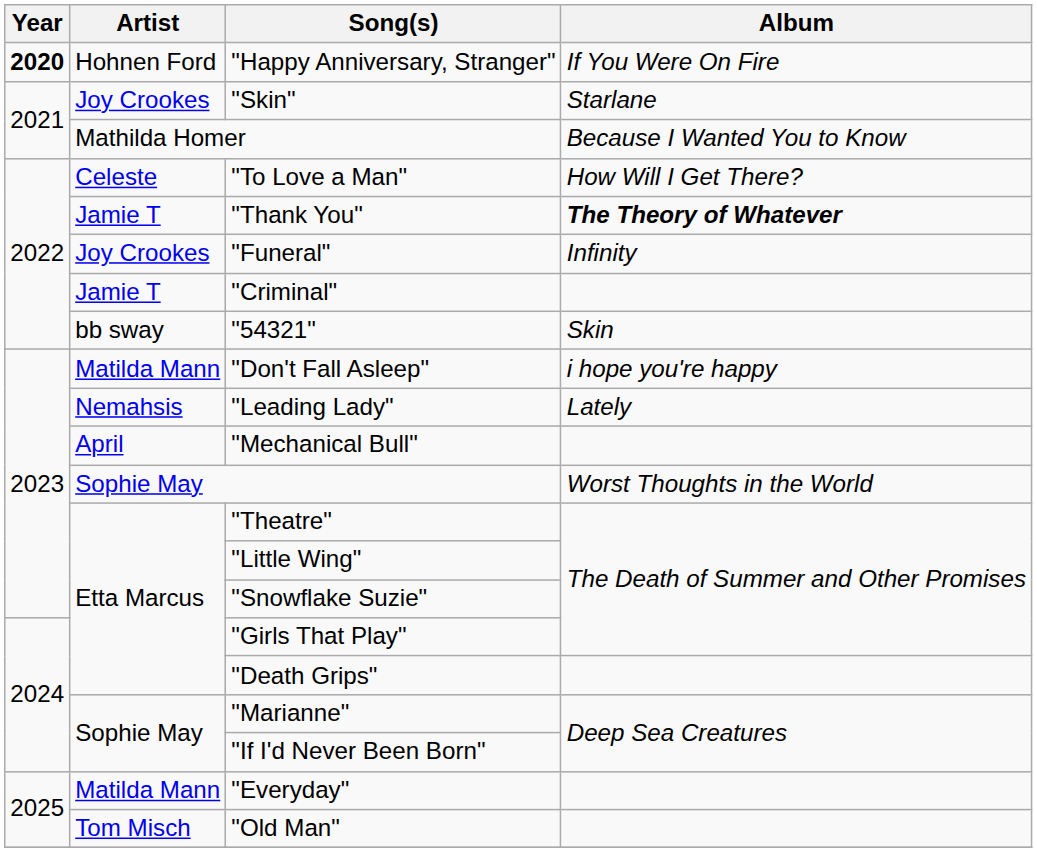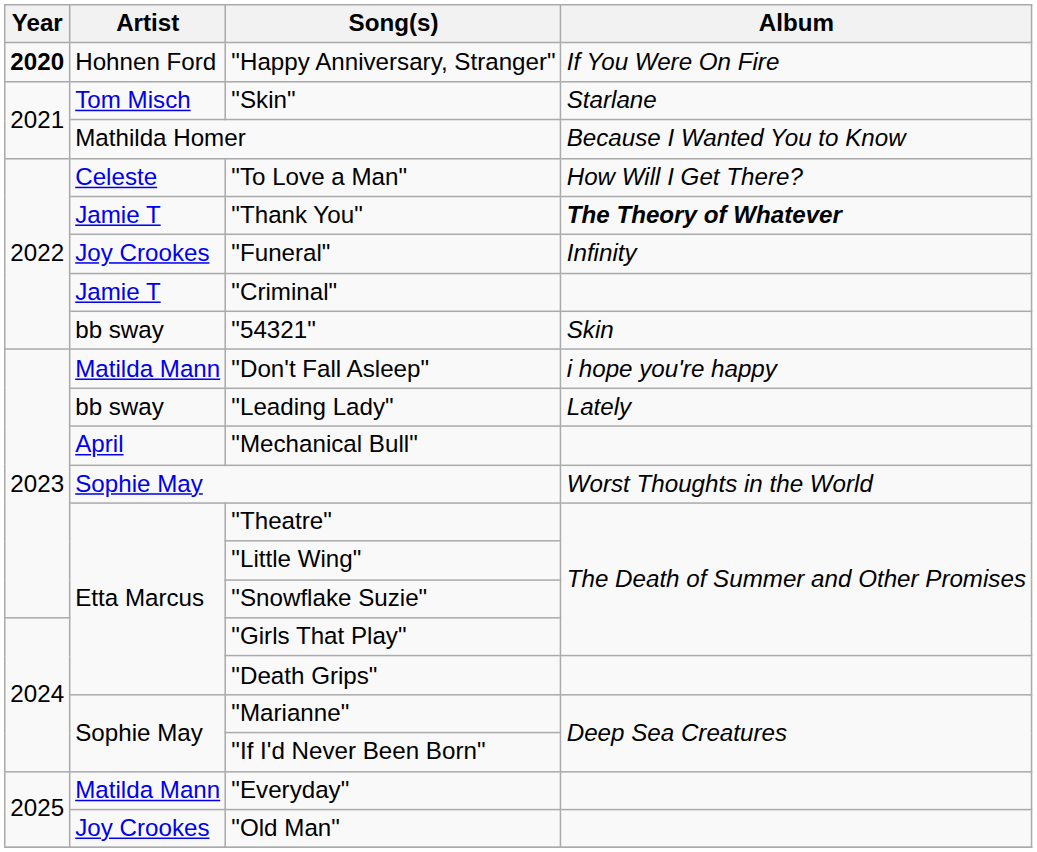(142, 100) Joy Crookes -> (133, 100) Tom Misch
(129, 406) Nemahsis -> (120, 406) bb sway
(133, 828) Tom Misch -> (142, 828) Joy Crookes
